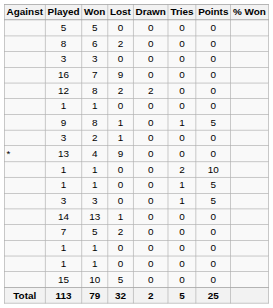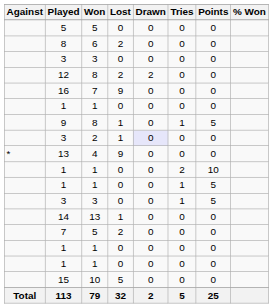rows swapped: (64, 75) <-> (64, 91)
(151, 138) no background -> (151, 138) lavender background
